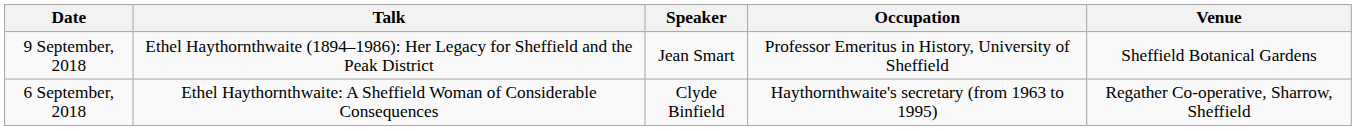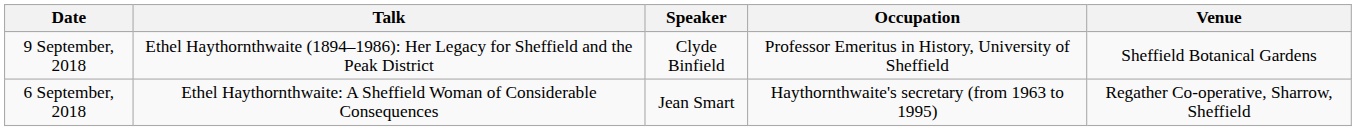(696, 55) Jean Smart -> (696, 55) Clyde Binfield
(696, 102) Clyde Binfield -> (696, 102) Jean Smart
